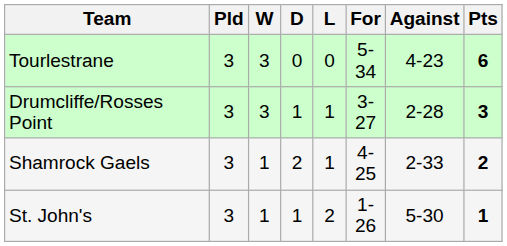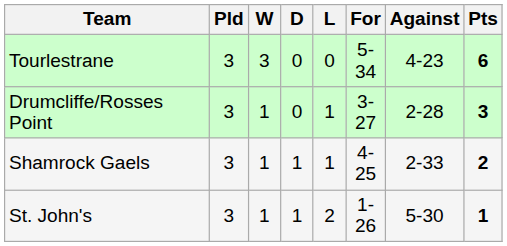(264, 112) 3 -> (264, 112) 1
(297, 112) 1 -> (297, 112) 0
(297, 163) 2 -> (297, 163) 1
